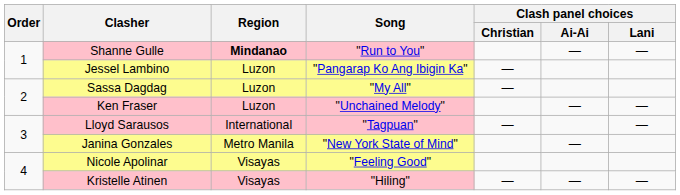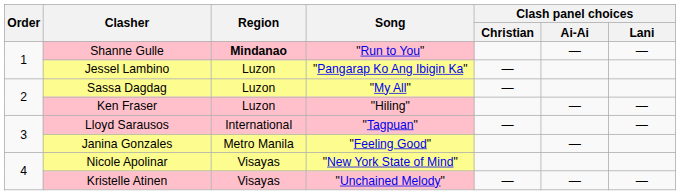(390, 106) "Unchained Melody" -> (390, 106) "Hiling"
(390, 143) "New York State of Mind" -> (390, 143) "Feeling Good"
(390, 162) "Feeling Good" -> (390, 162) "New York State of Mind"
(390, 180) "Hiling" -> (390, 180) "Unchained Melody"
